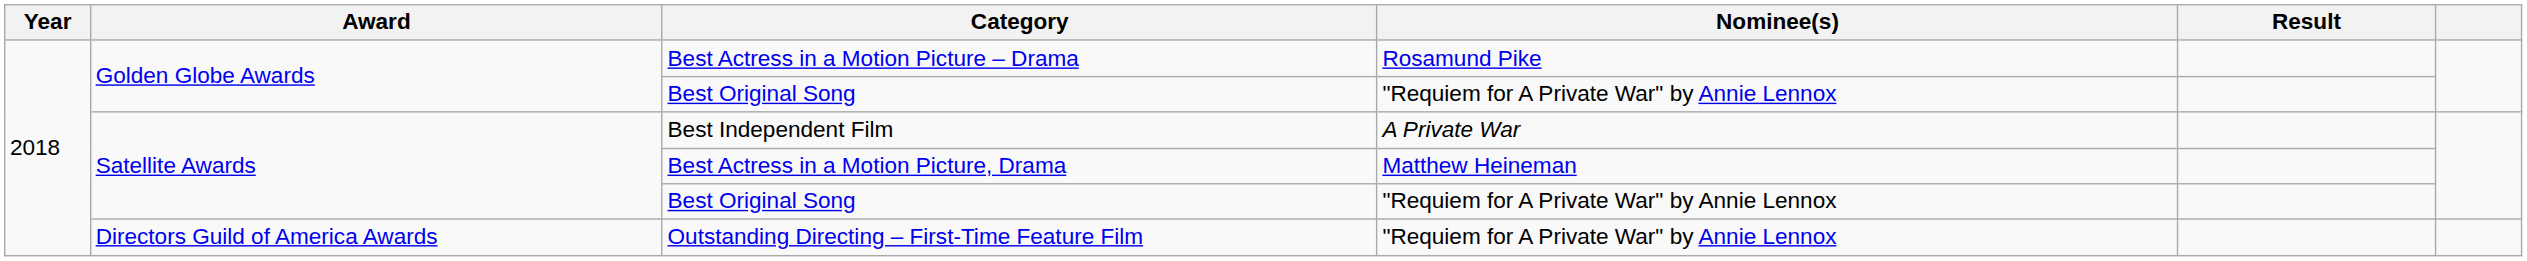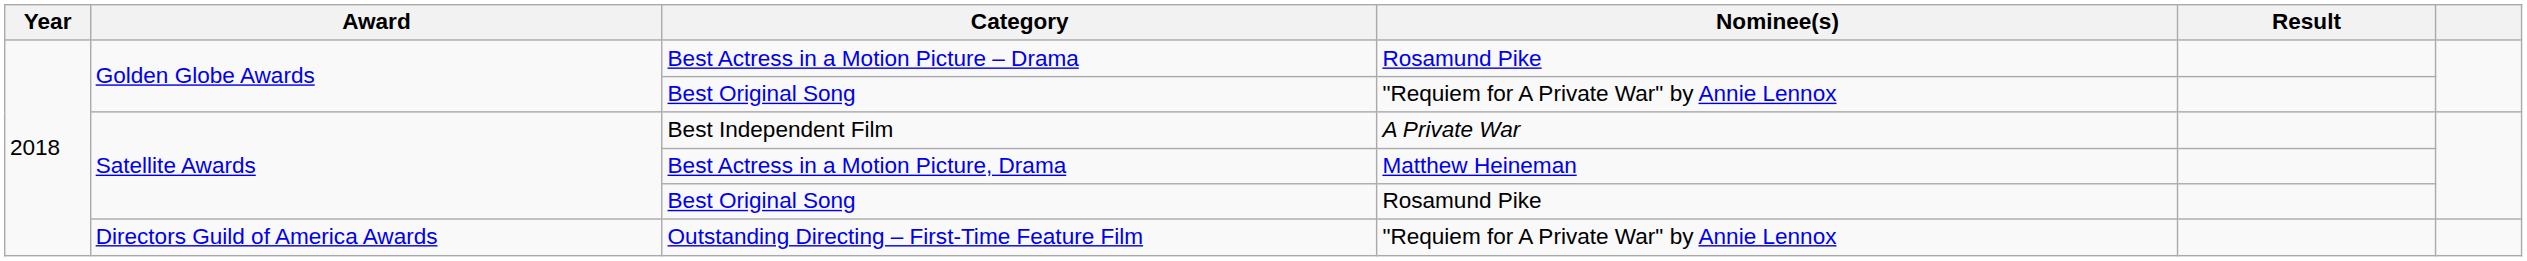(1609, 201) "Requiem for A Private War" by Annie Lennox -> (1462, 201) Rosamund Pike
